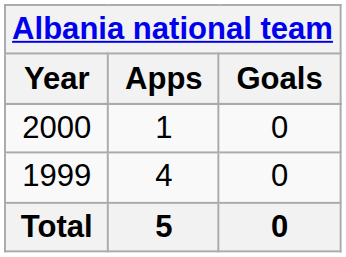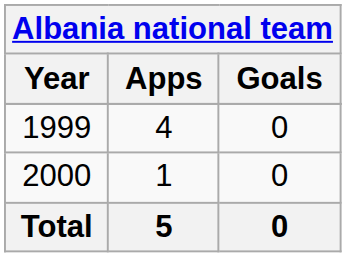rows swapped: (57, 176) <-> (57, 127)
